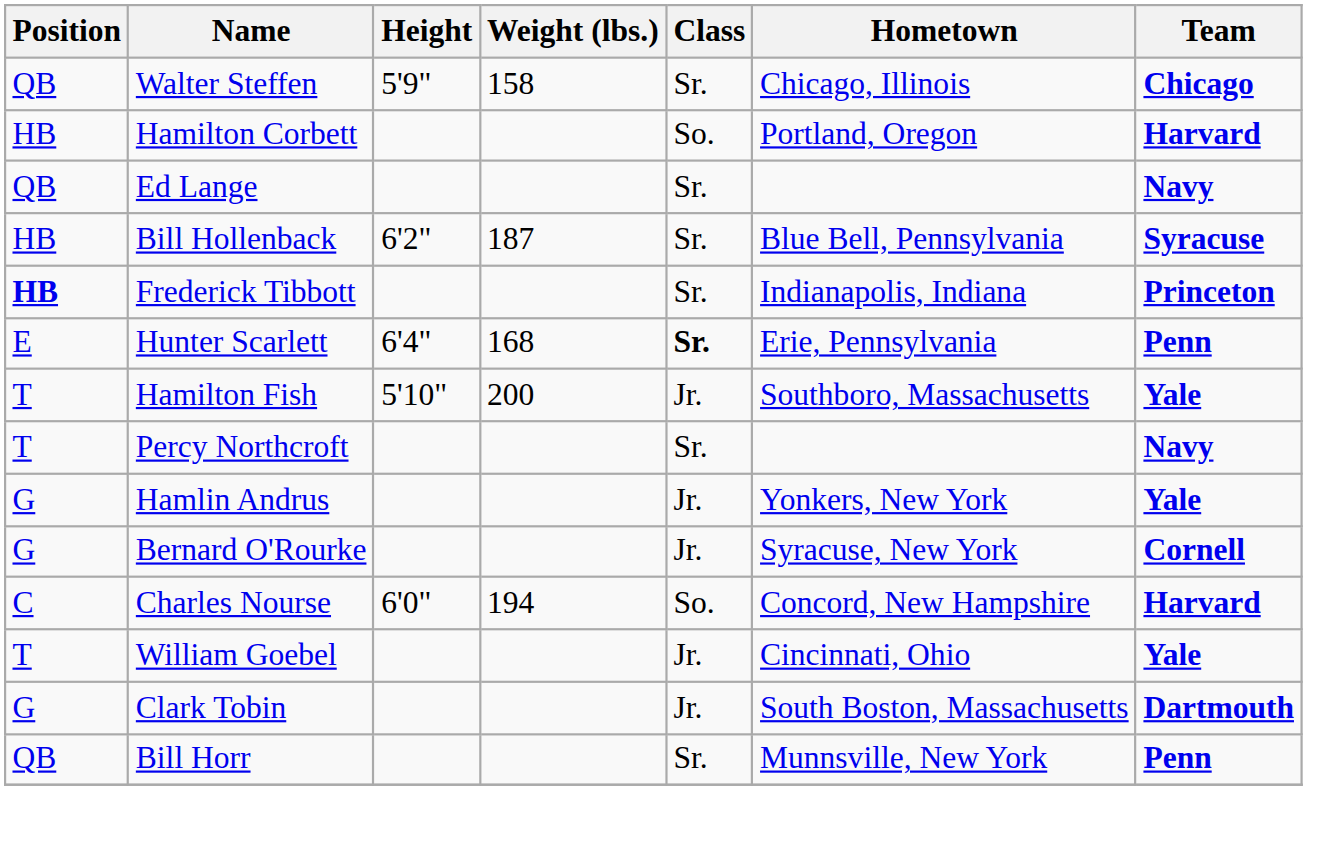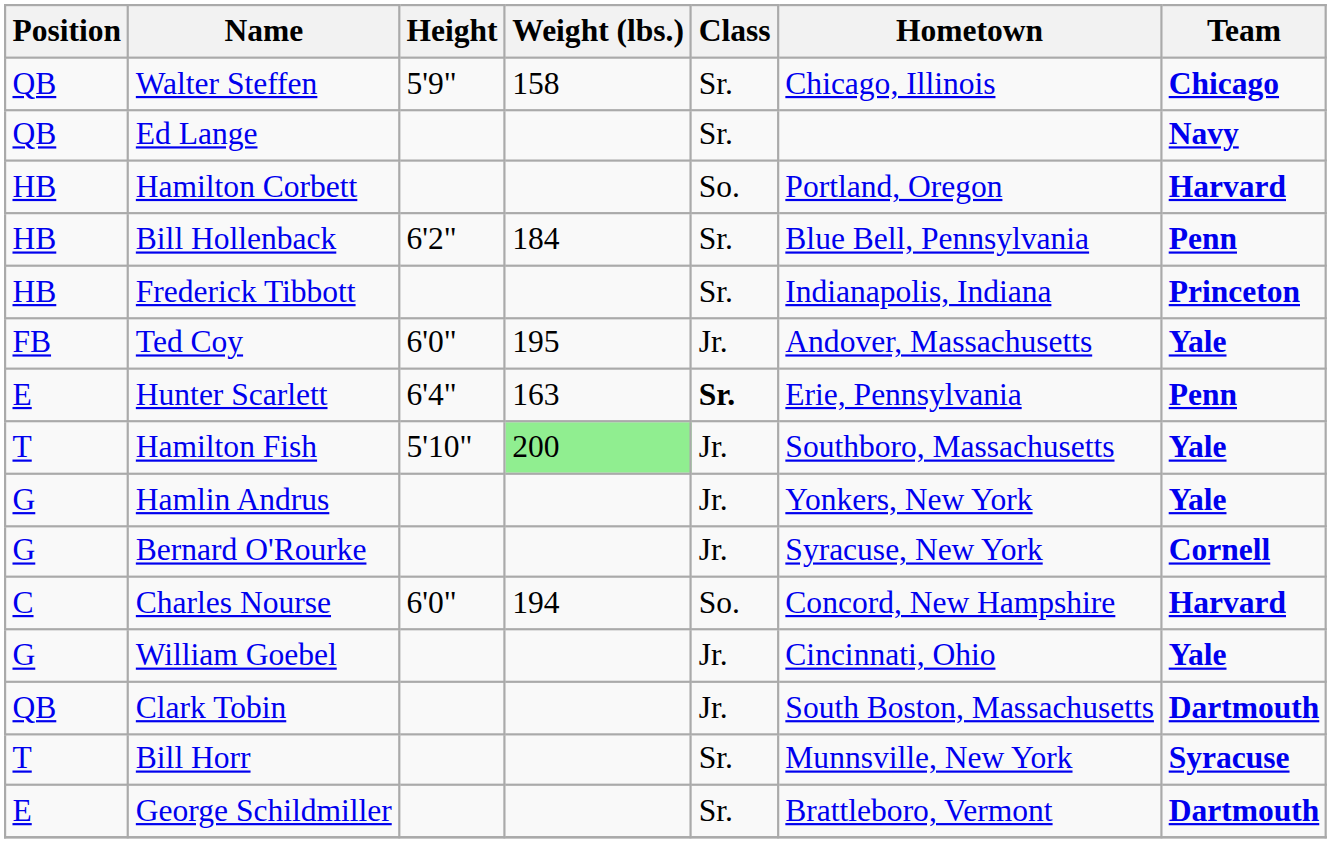rows swapped: (197, 186) <-> (247, 134)
(511, 238) 187 -> (536, 238) 184
(1204, 238) Syracuse -> (1203, 238) Penn
(35, 290) bold -> (34, 290) normal
+ row: (189, 342)
(511, 342) 168 -> (536, 394) 163
(511, 394) no background -> (536, 446) lightgreen background
- row: (242, 446)
(22, 655) T -> (24, 655) G
(24, 707) G -> (34, 707) QB
(34, 759) QB -> (22, 759) T
(1178, 759) Penn -> (1229, 759) Syracuse
+ row: (264, 811)
